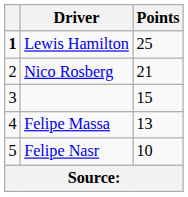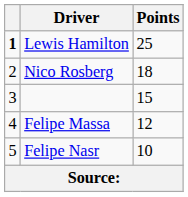(145, 70) 21 -> (145, 70) 18
(145, 124) 13 -> (145, 124) 12
